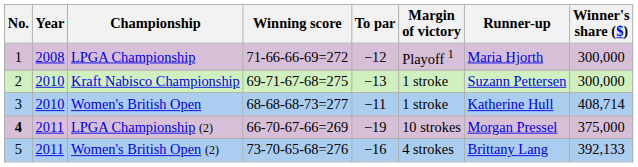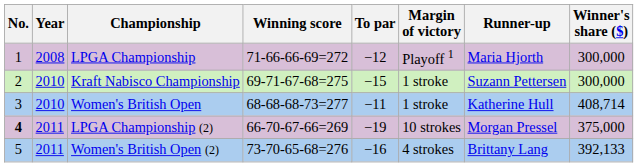(375, 81) −13 -> (375, 81) −15
